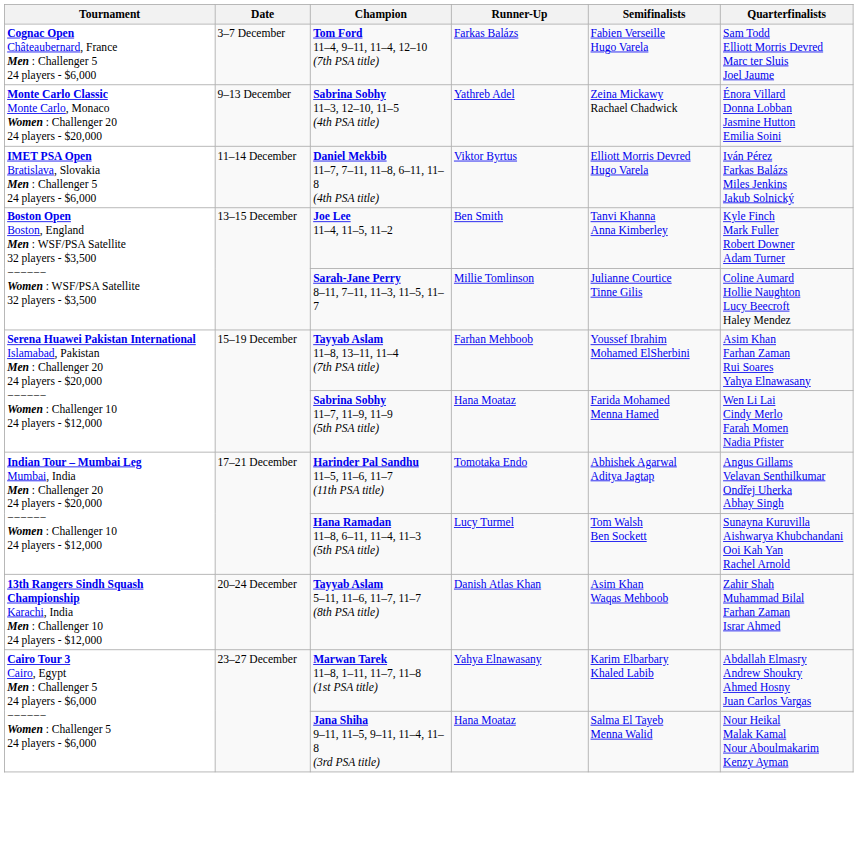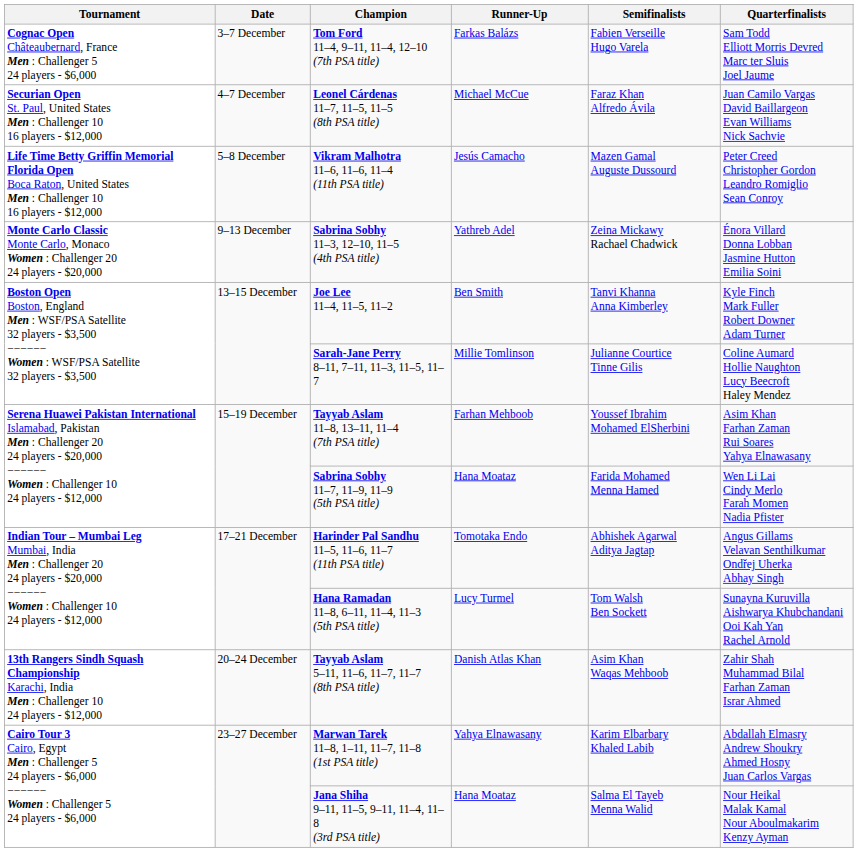+ row: (355, 108)
+ row: (357, 169)
- row: (379, 176)
